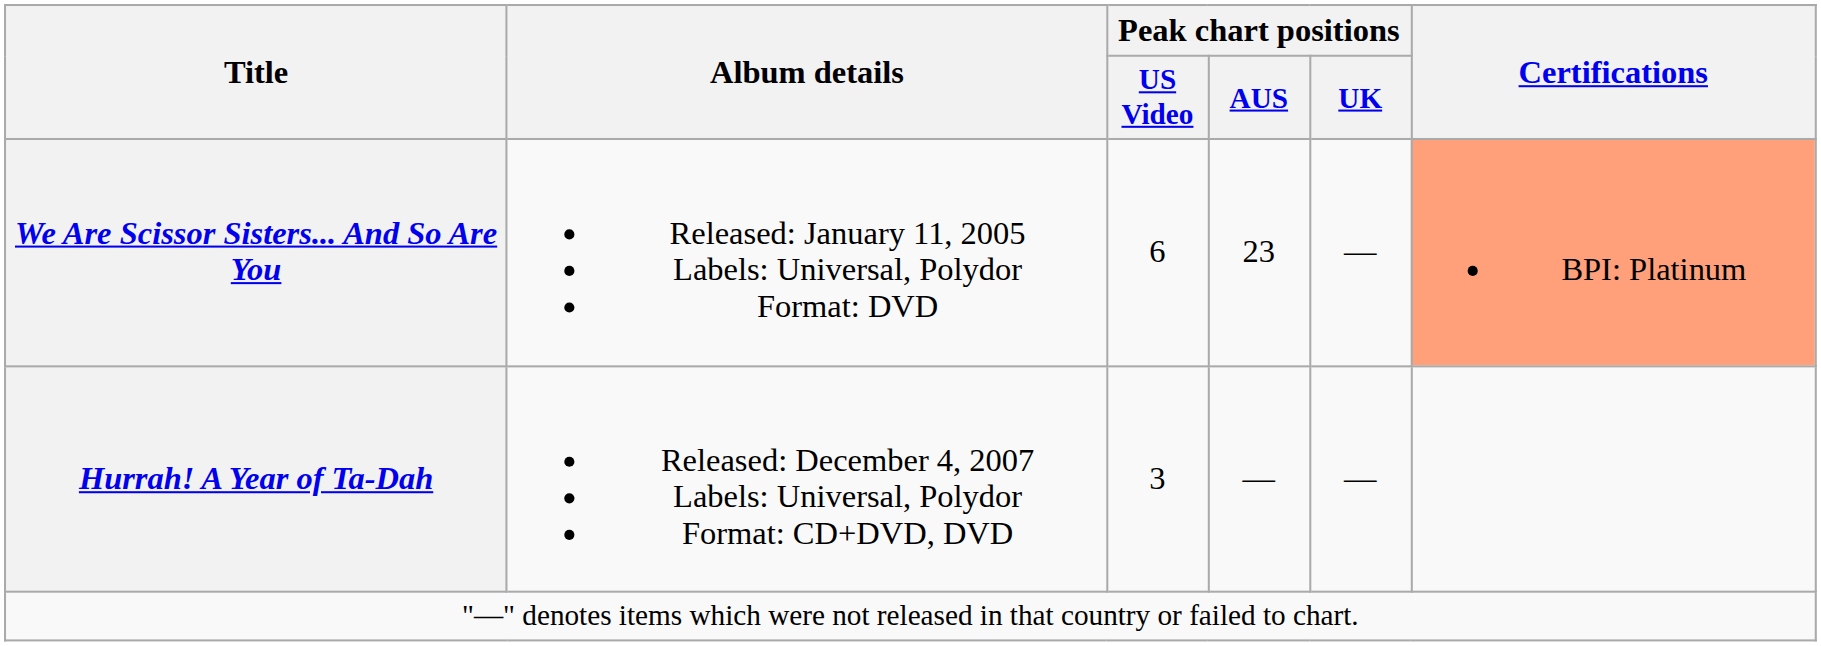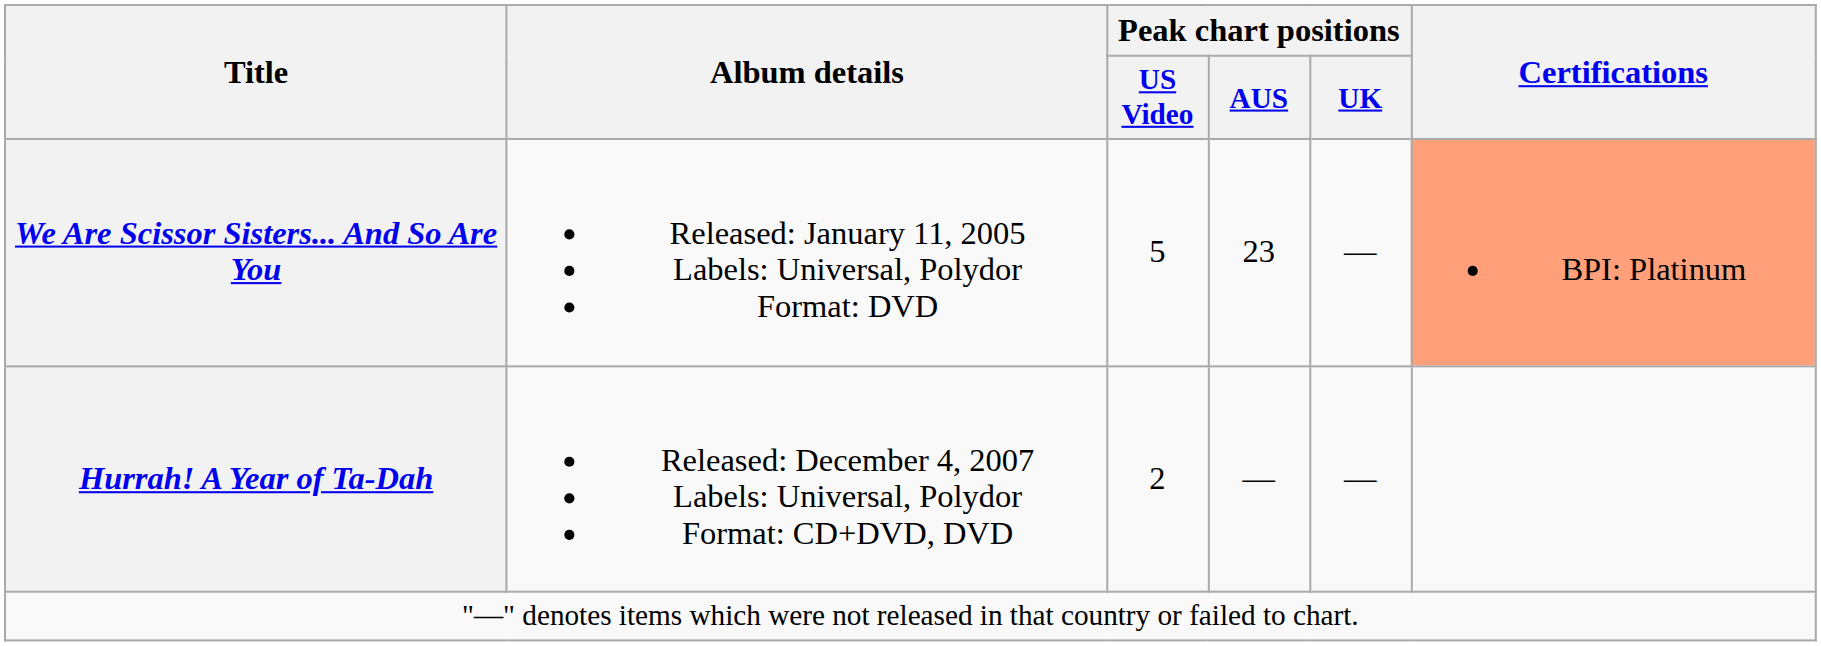(1157, 251) 6 -> (1157, 251) 5
(1157, 477) 3 -> (1157, 477) 2
